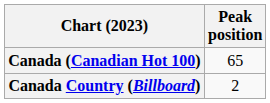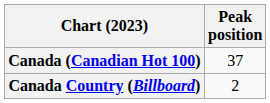(235, 60) 65 -> (235, 60) 37
